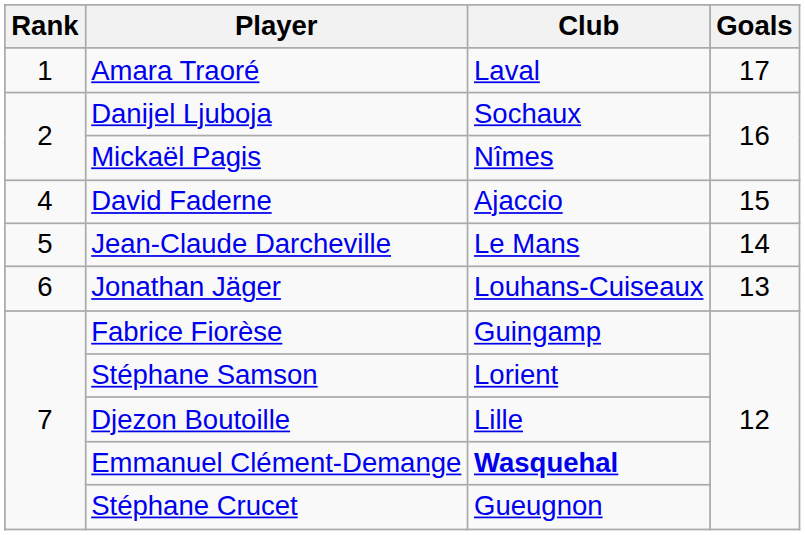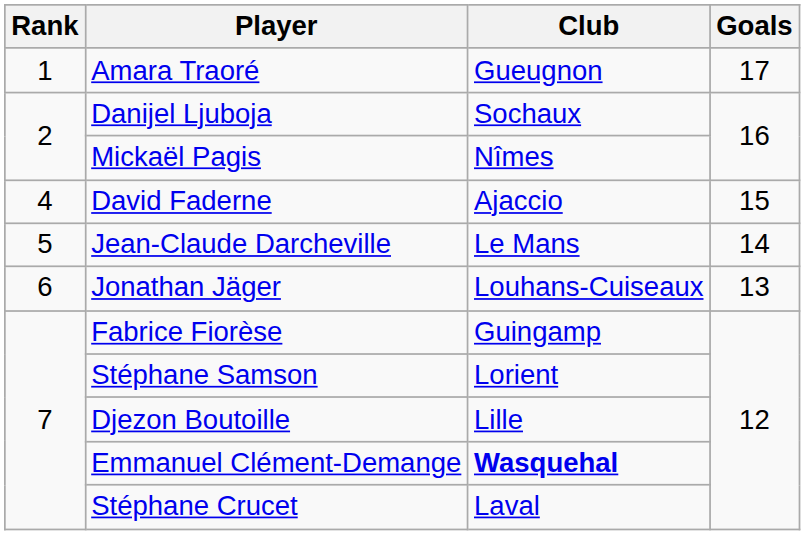(507, 69) Laval -> (538, 69) Gueugnon
(538, 506) Gueugnon -> (507, 506) Laval
